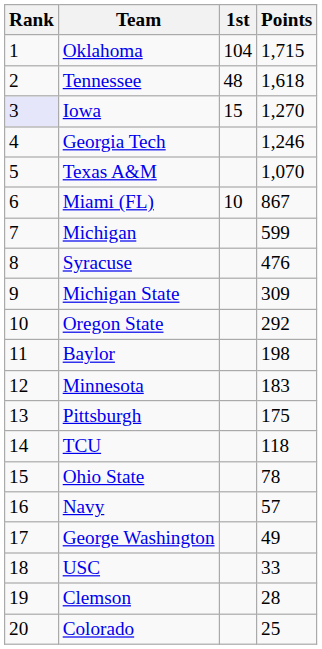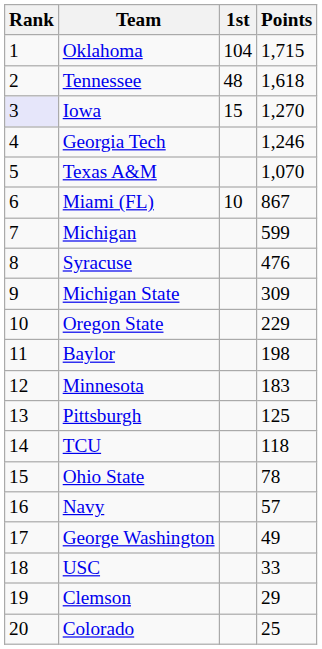(275, 324) 292 -> (275, 324) 229
(275, 415) 175 -> (275, 415) 125
(271, 598) 28 -> (271, 598) 29
